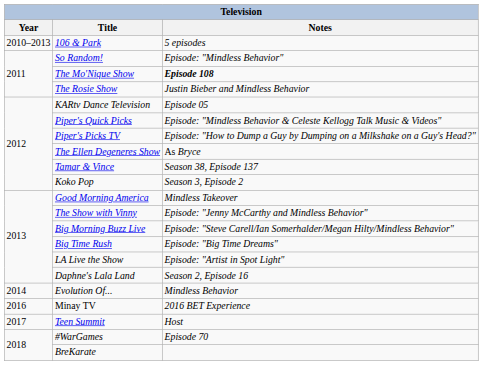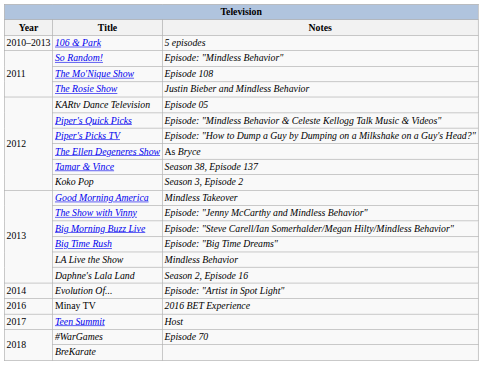(189, 74) bold -> (189, 74) normal
(225, 259) Episode: "Artist in Spot Light" -> (201, 259) Mindless Behavior
(201, 290) Mindless Behavior -> (225, 290) Episode: "Artist in Spot Light"
